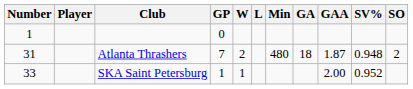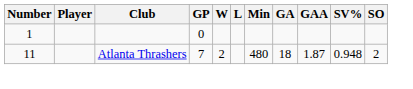(29, 53) 31 -> (29, 53) 11
- row: (152, 73)
